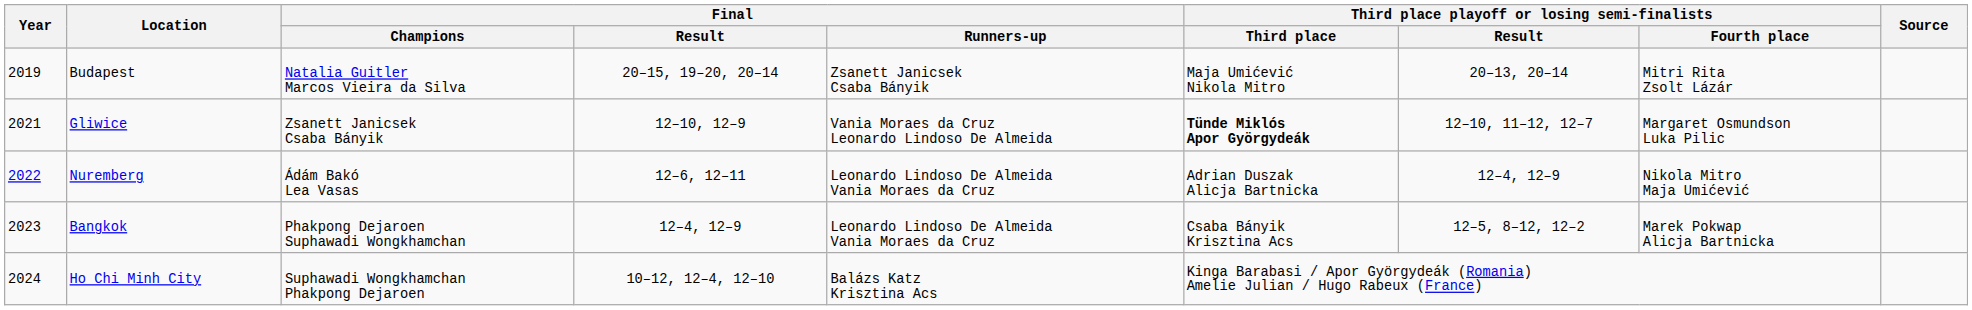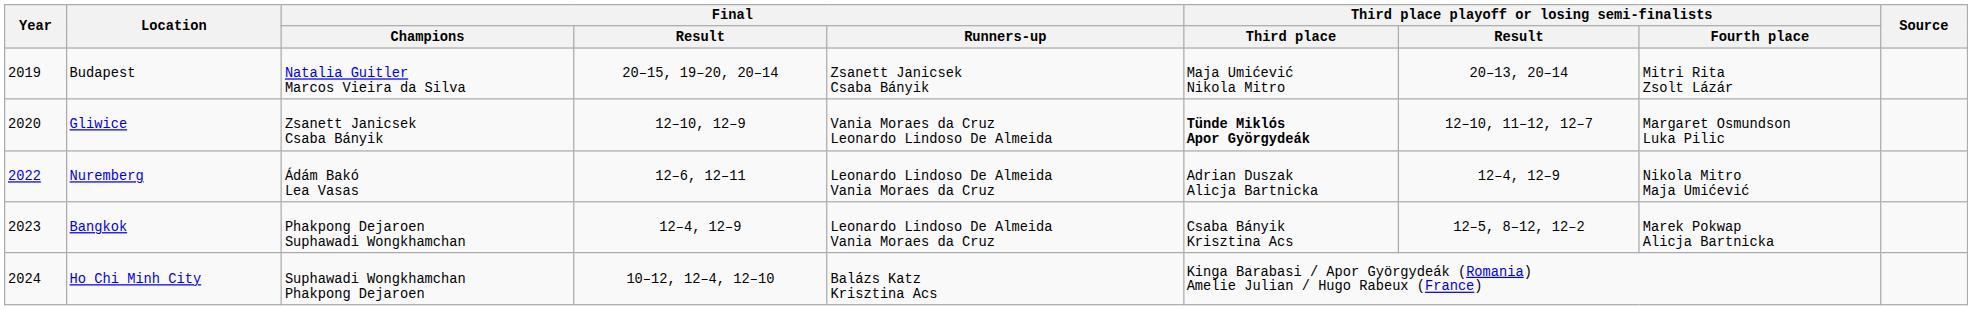(24, 125) 2021 -> (24, 125) 2020
